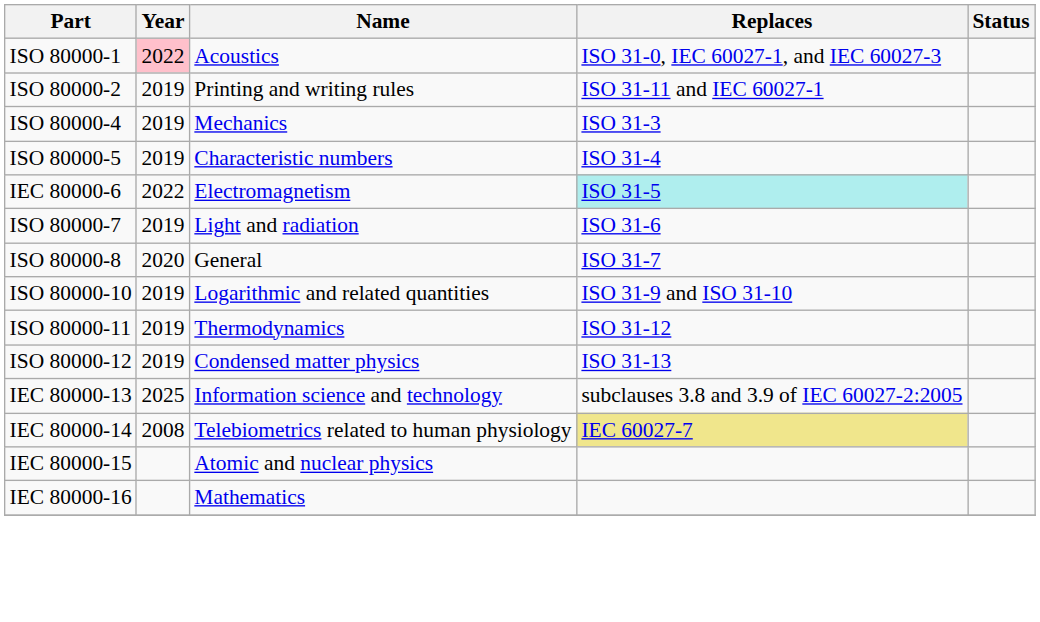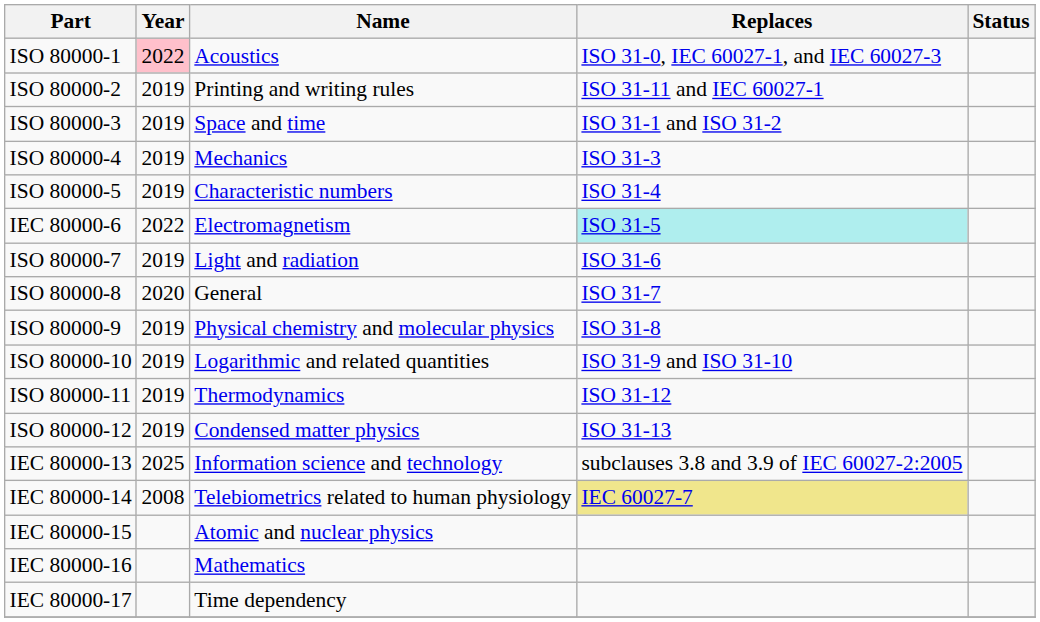+ row: (65, 123)
+ row: (65, 327)
+ row: (71, 599)
